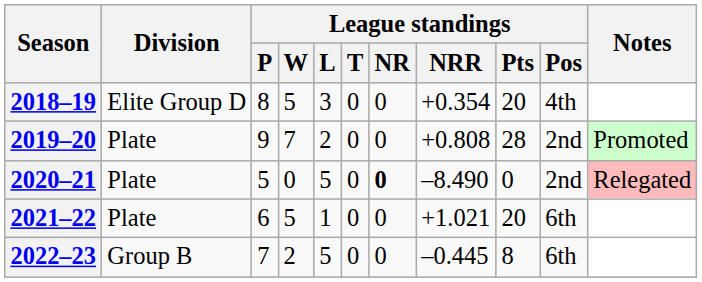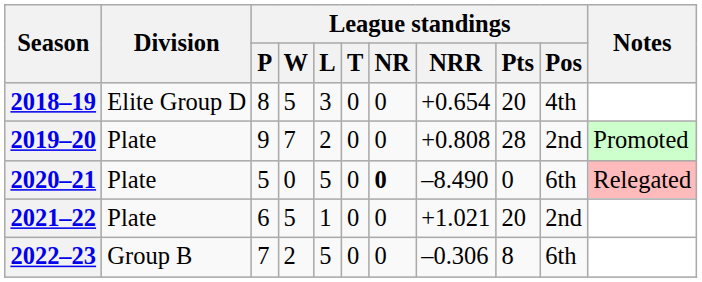(456, 101) +0.354 -> (456, 101) +0.654
(564, 179) 2nd -> (561, 179) 6th
(561, 218) 6th -> (564, 218) 2nd
(455, 256) –0.445 -> (455, 256) –0.306
